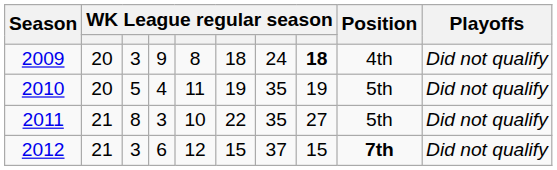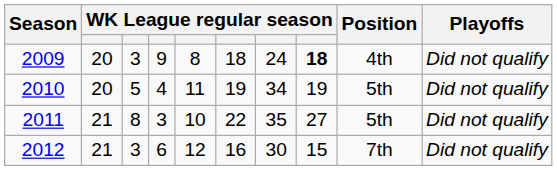(276, 89) 35 -> (276, 89) 34
(236, 150) 15 -> (236, 150) 16
(276, 150) 37 -> (276, 150) 30
(379, 150) bold -> (379, 150) normal
